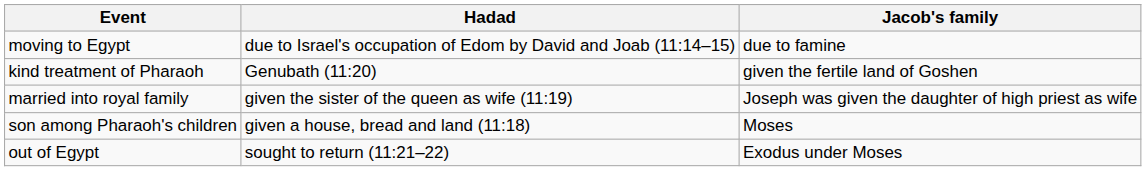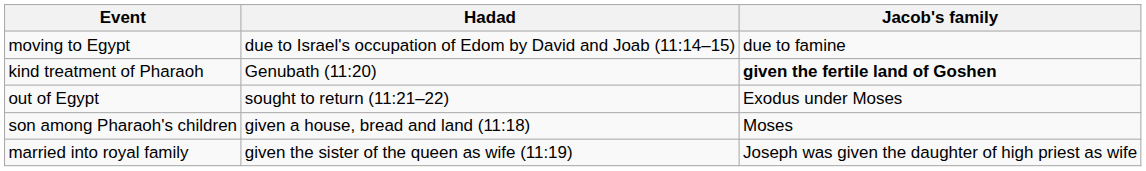(860, 71) normal -> (870, 71) bold
rows swapped: (98, 98) <-> (54, 152)
